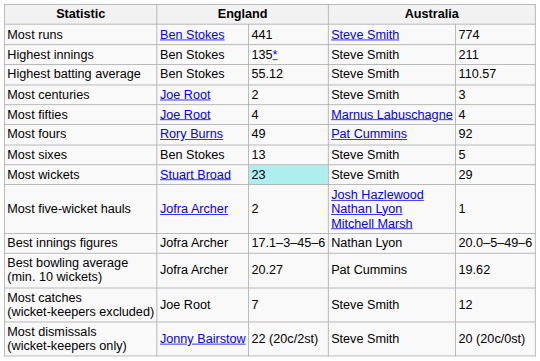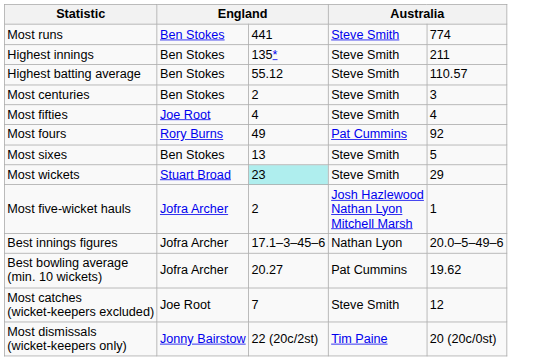(185, 94) Joe Root -> (192, 94) Ben Stokes
(392, 114) Marnus Labuschagne -> (365, 114) Steve Smith
(365, 339) Steve Smith -> (359, 339) Tim Paine
